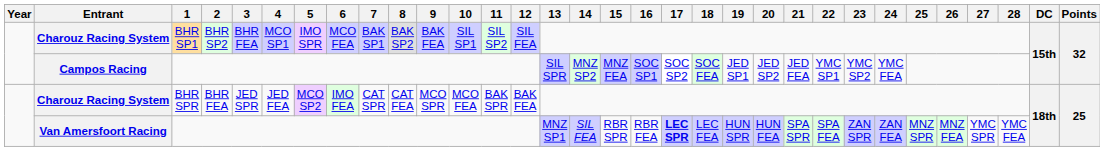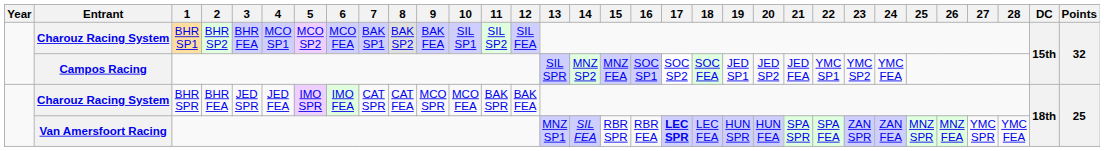(310, 38) IMO SPR -> (310, 38) MCO SP2
(310, 100) MCO SP2 -> (310, 100) IMO SPR
